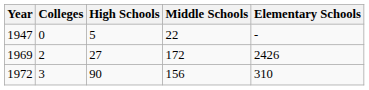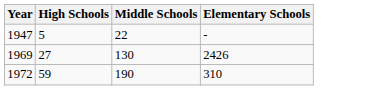- column: (61, 14)
(175, 54) 172 -> (124, 54) 130
(95, 74) 90 -> (45, 74) 59
(175, 74) 156 -> (124, 74) 190
